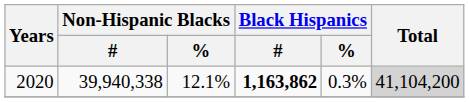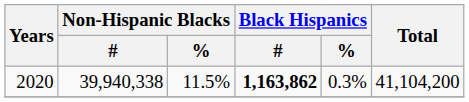(206, 81) 12.1% -> (206, 81) 11.5%
(418, 81) lightgrey background -> (418, 81) no background
